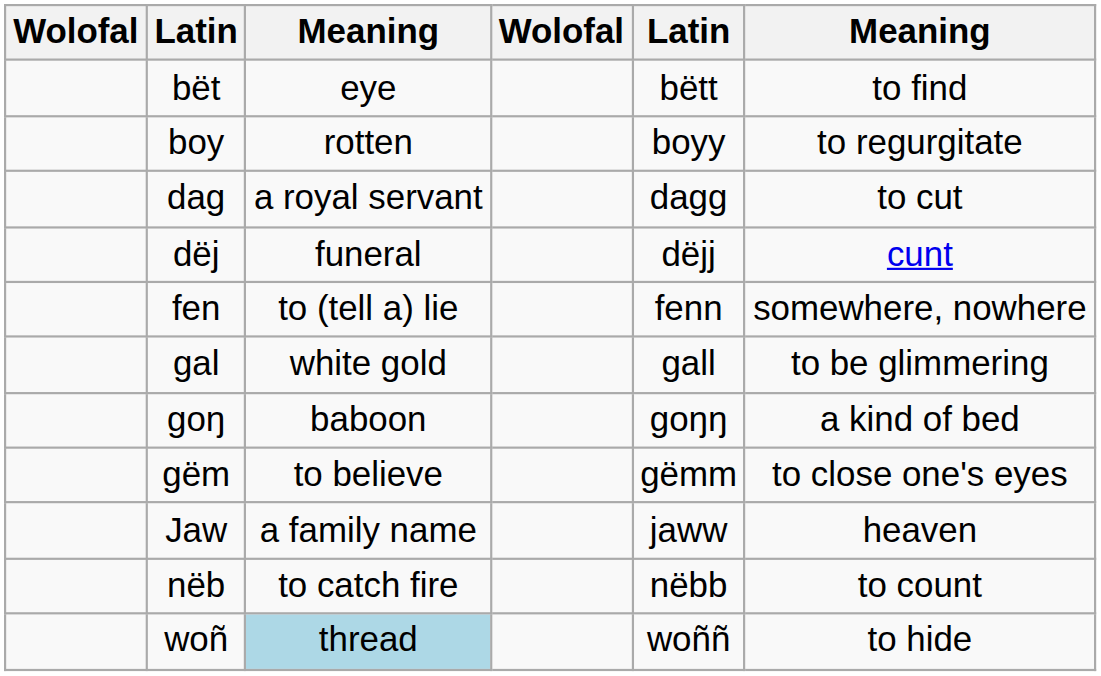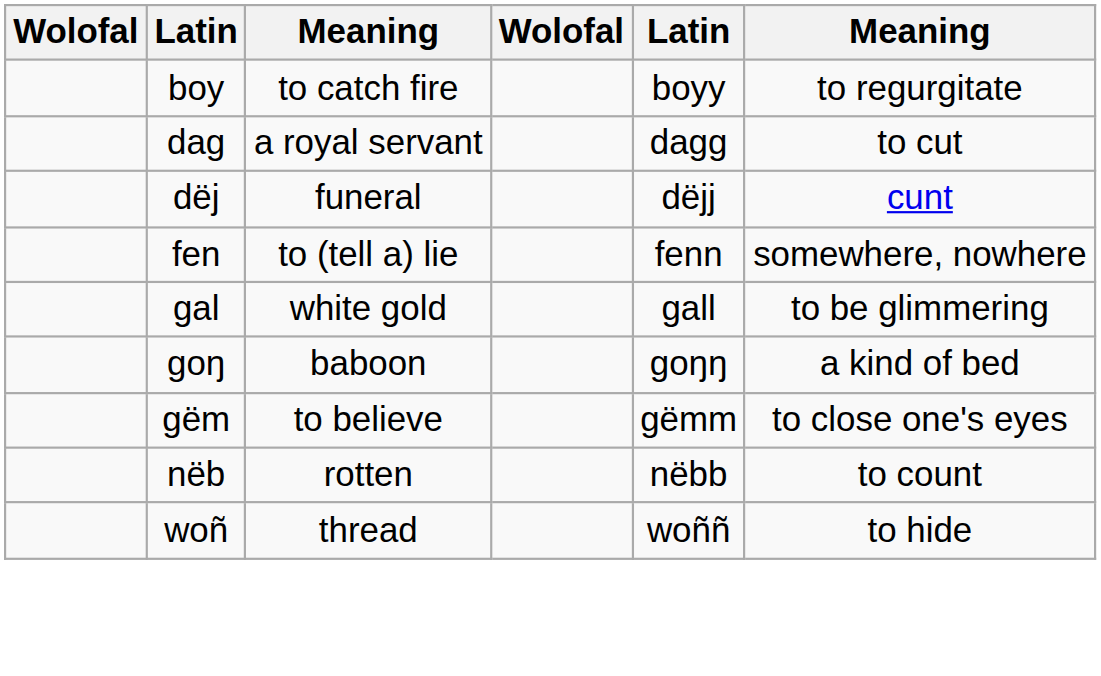- row: (196, 87)
(368, 142) rotten -> (368, 87) to catch fire
- row: (196, 530)
(368, 585) to catch fire -> (368, 474) rotten
(368, 640) lightblue background -> (368, 530) no background
